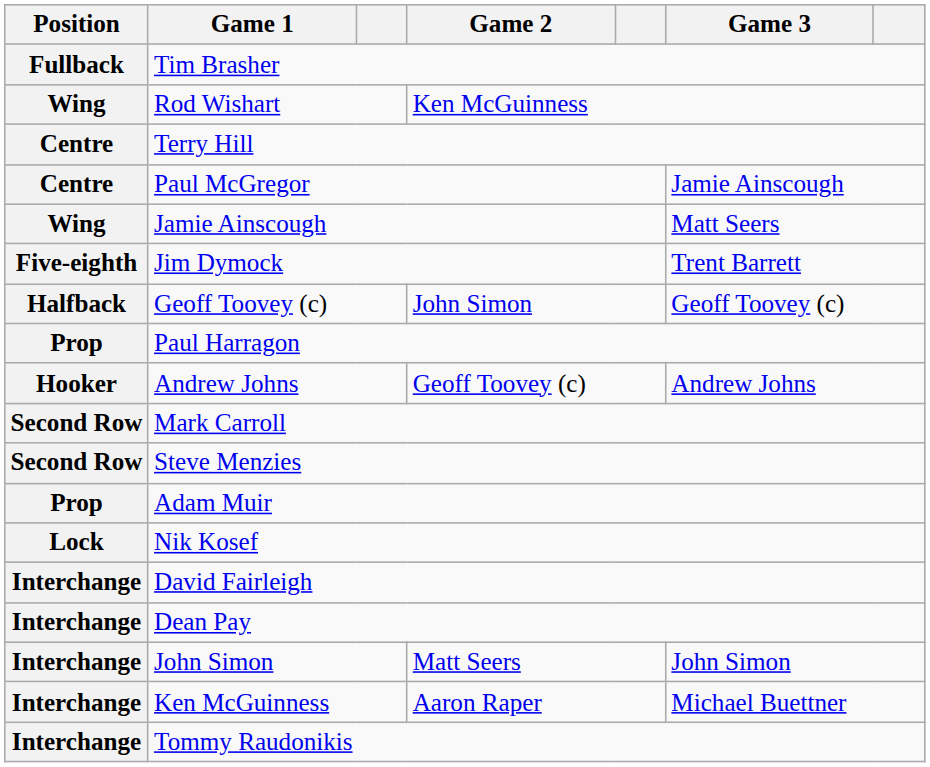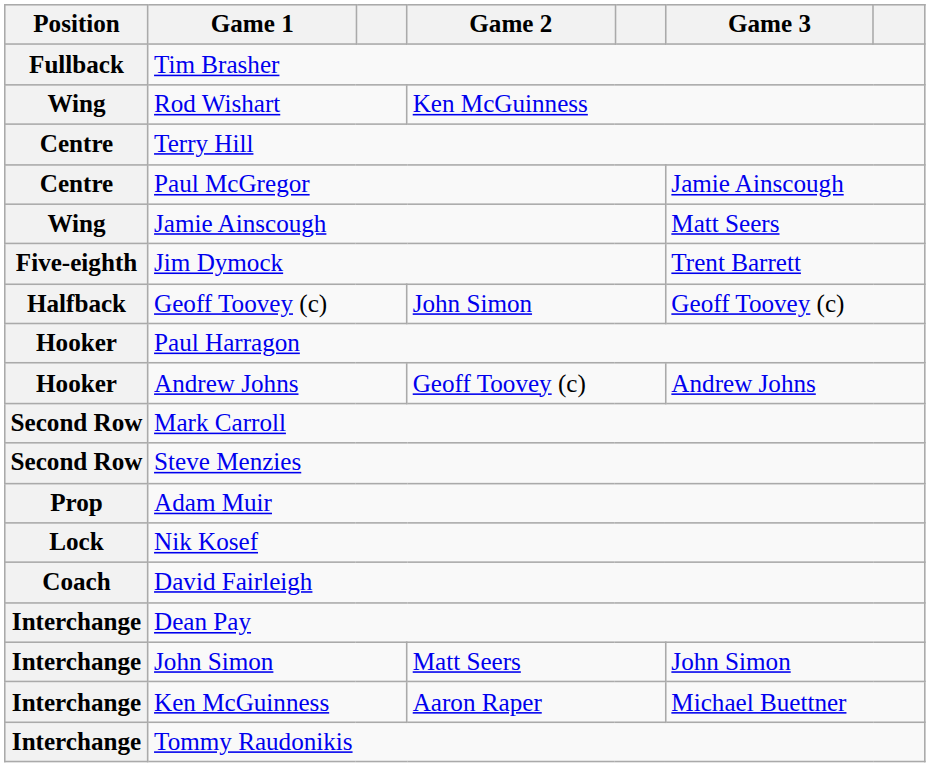(77, 343) Prop -> (77, 343) Hooker
(77, 582) Interchange -> (77, 582) Coach
